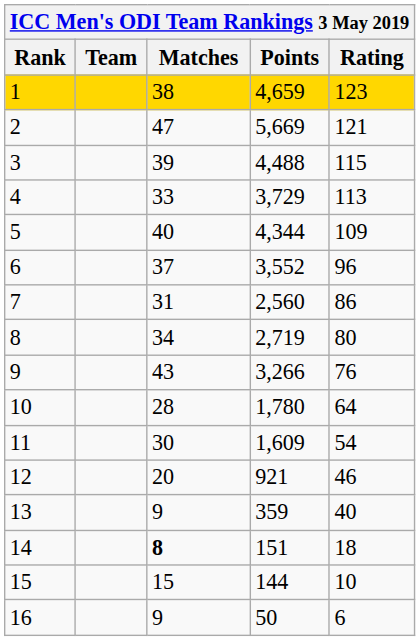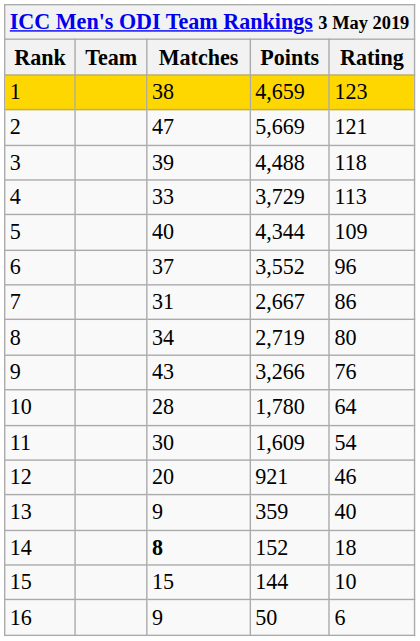(351, 162) 115 -> (351, 162) 118
(280, 302) 2,560 -> (280, 302) 2,667
(272, 547) 151 -> (272, 547) 152
